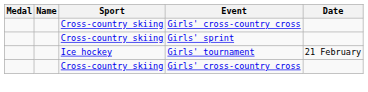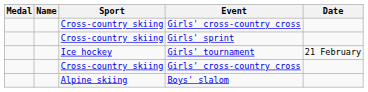+ row: (94, 80)
